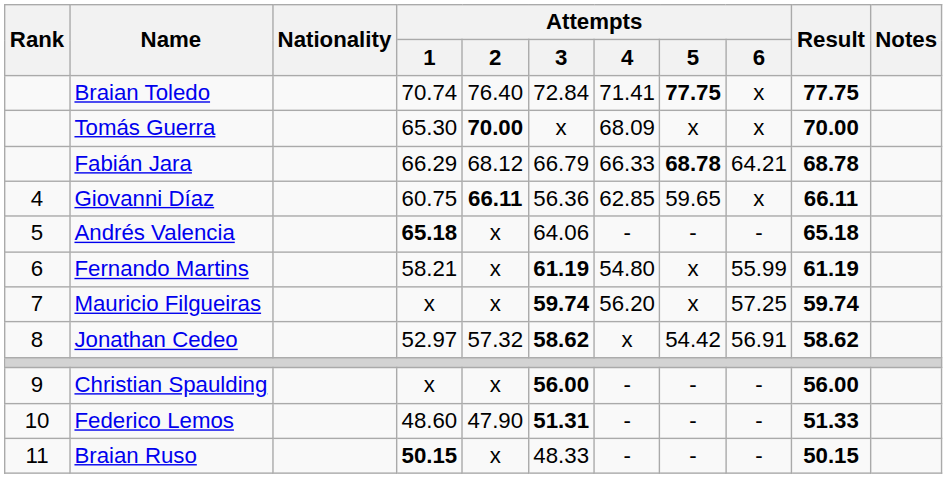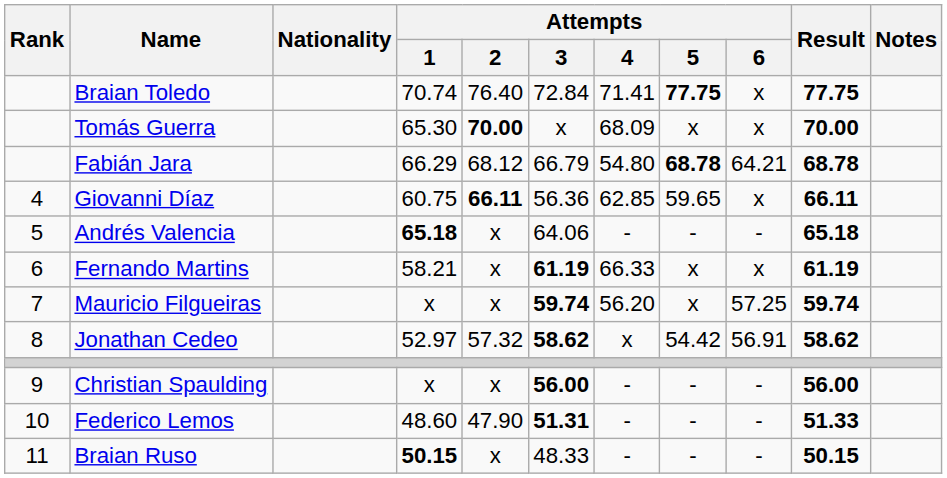(627, 163) 66.33 -> (627, 163) 54.80
(627, 269) 54.80 -> (627, 269) 66.33
(759, 269) 55.99 -> (759, 269) x
